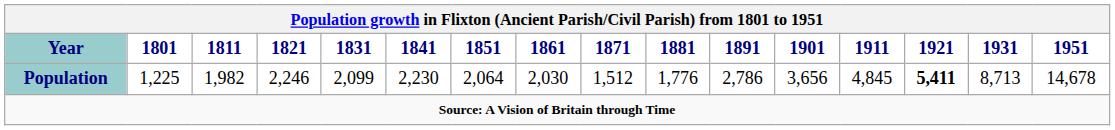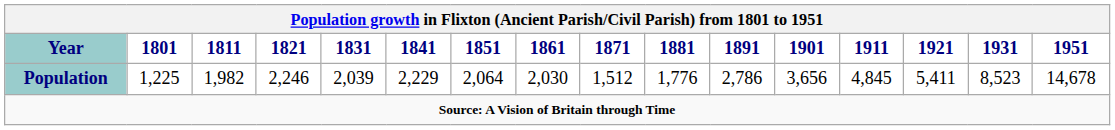(354, 79) 2,099 -> (354, 79) 2,039
(419, 79) 2,230 -> (418, 79) 2,229
(936, 79) bold -> (936, 79) normal
(1000, 79) 8,713 -> (1000, 79) 8,523
